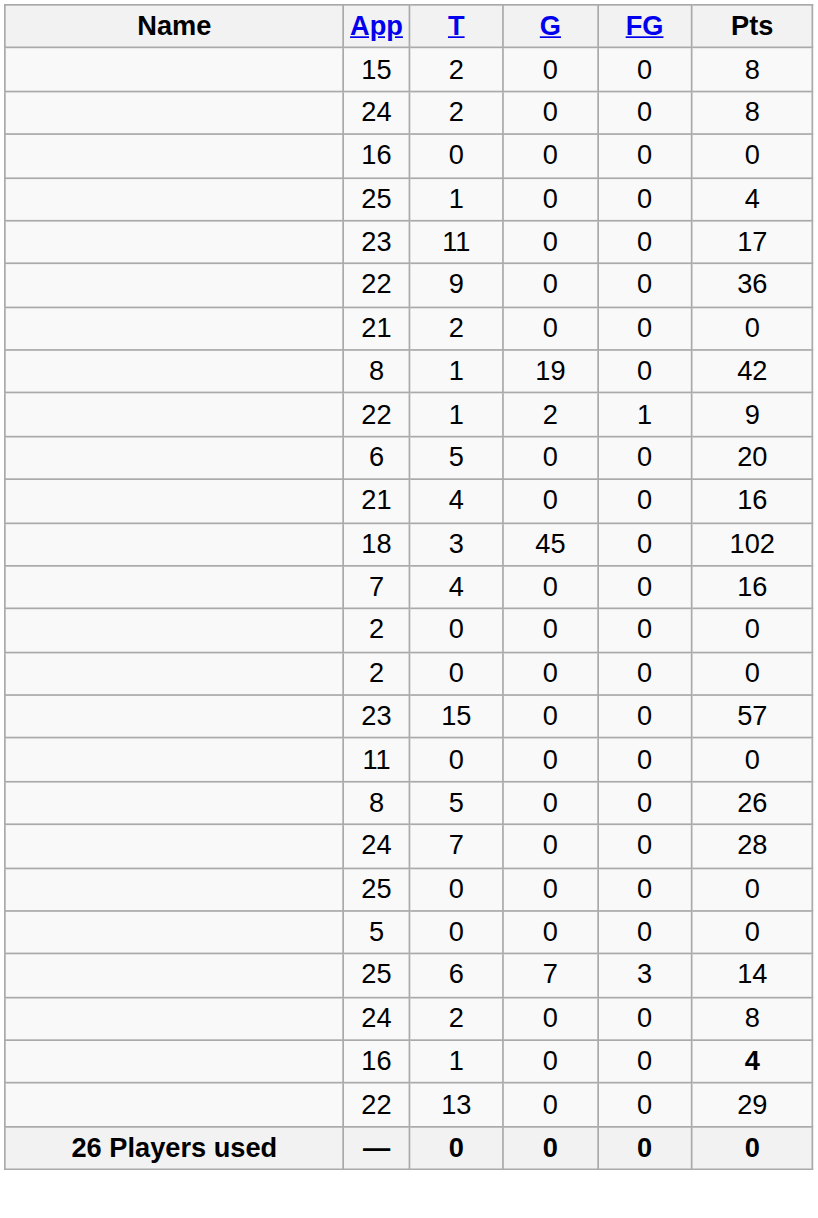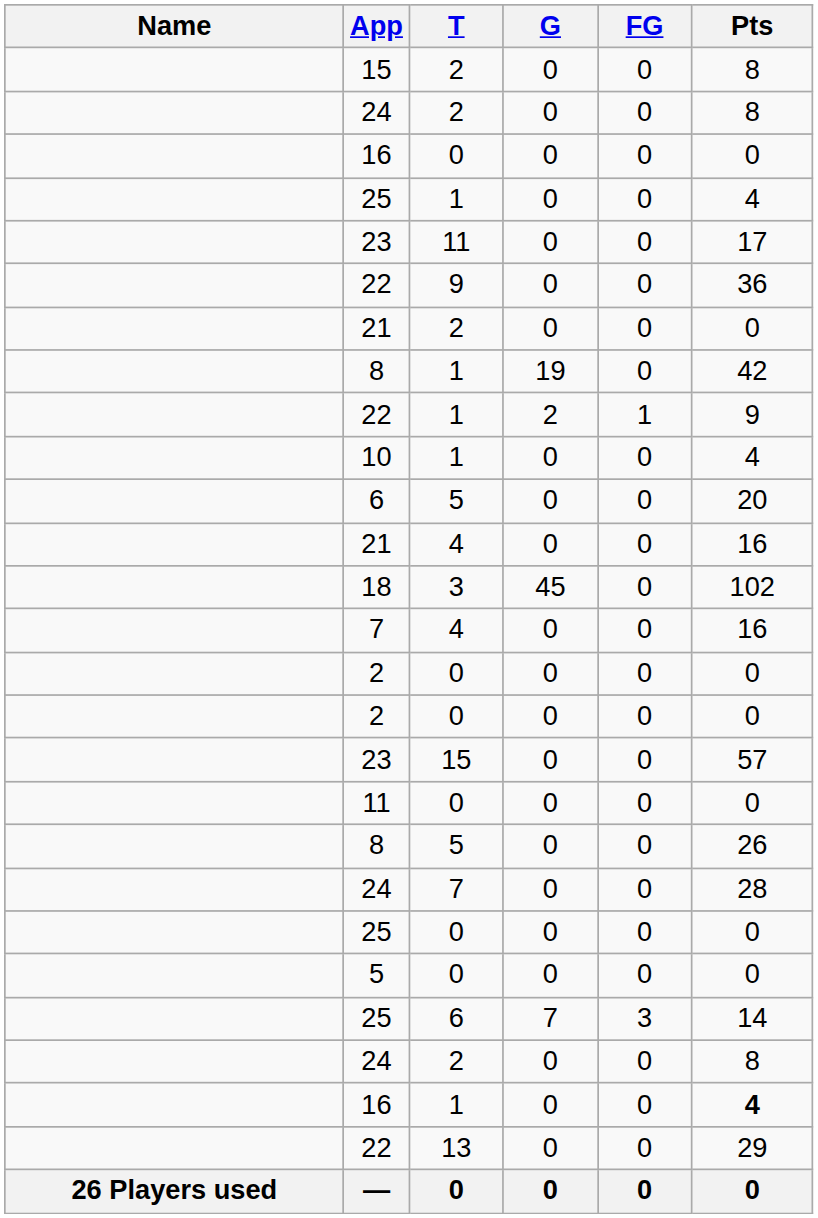+ row: (376, 457)
